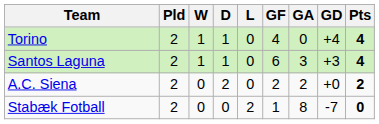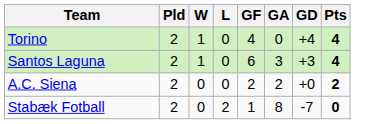- column: (226, 15)
